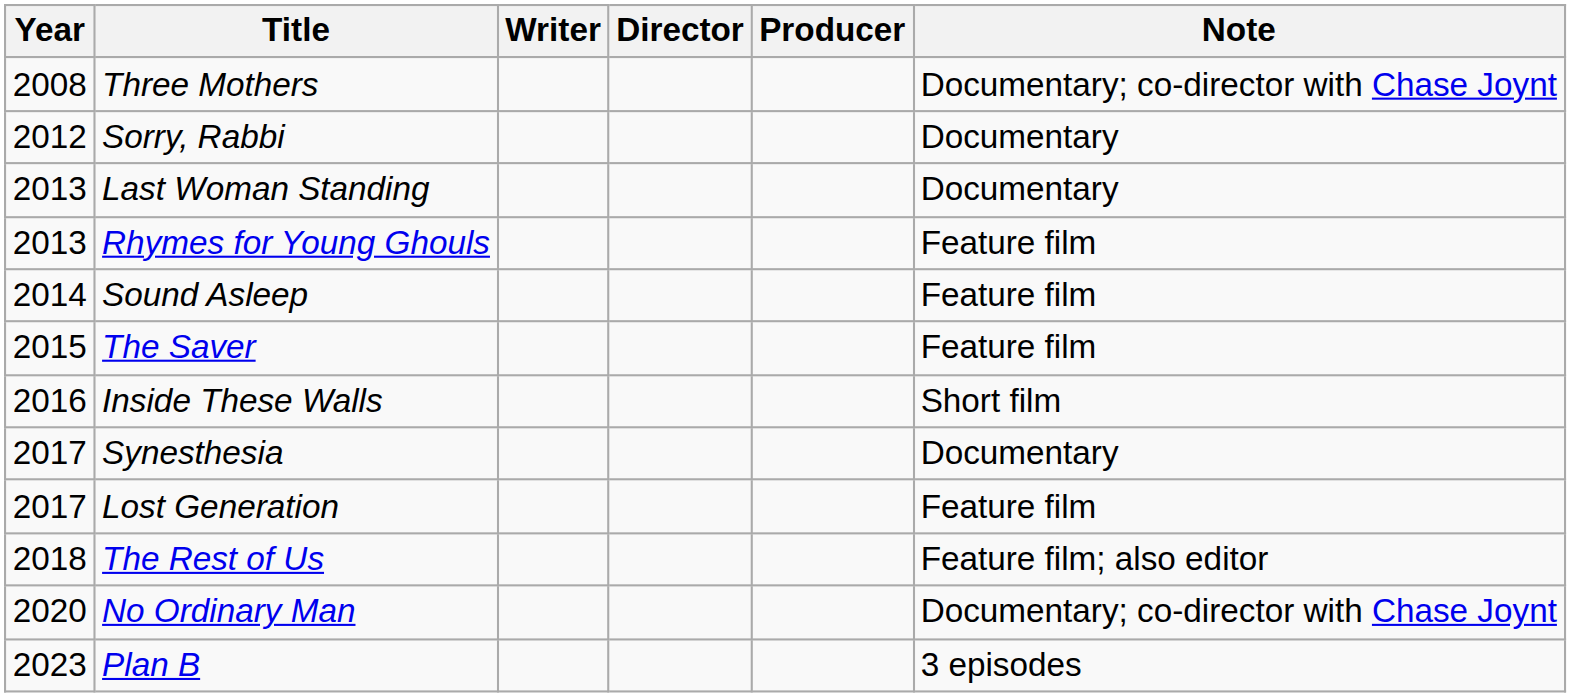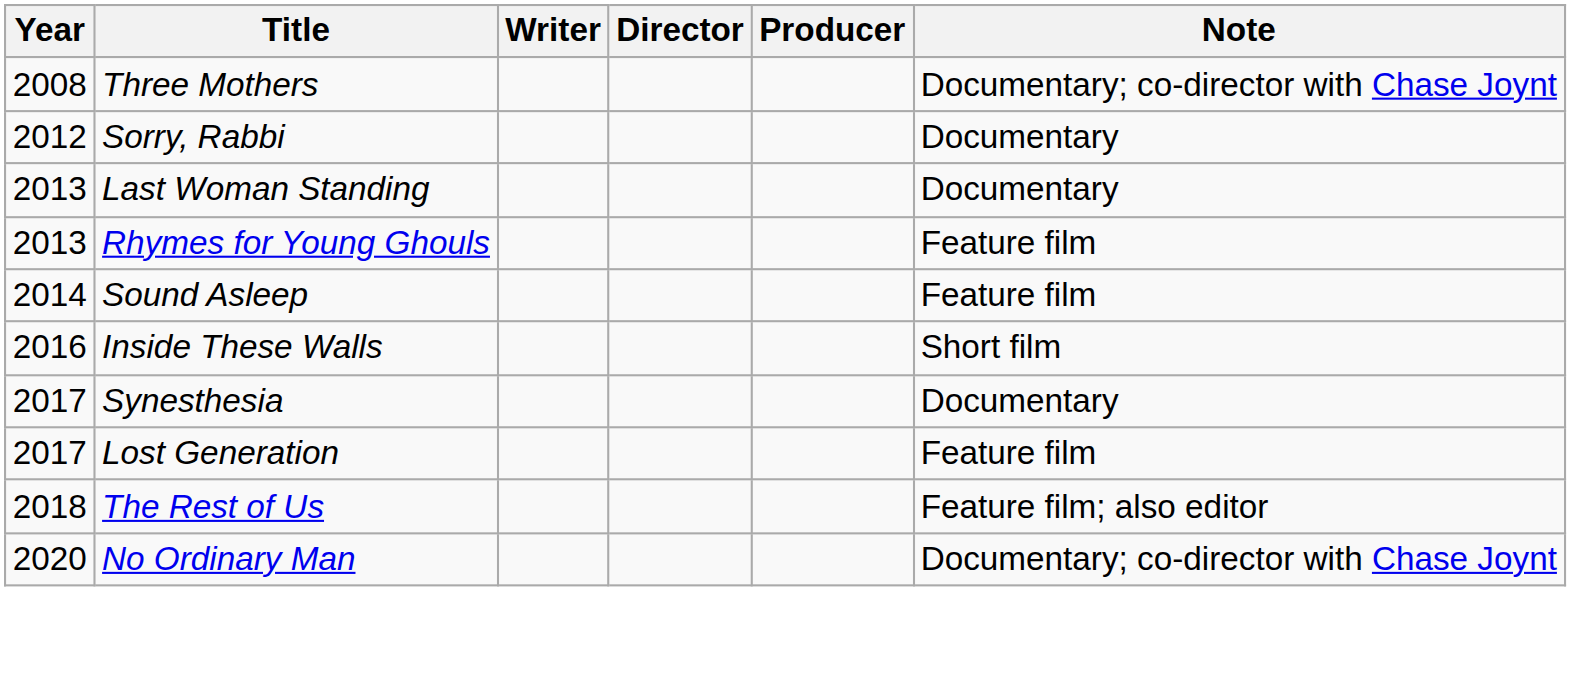- row: (179, 347)
- row: (151, 664)
